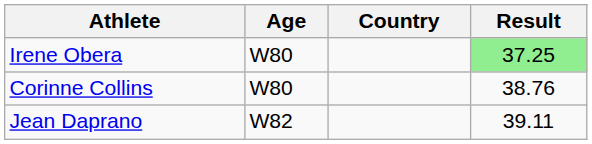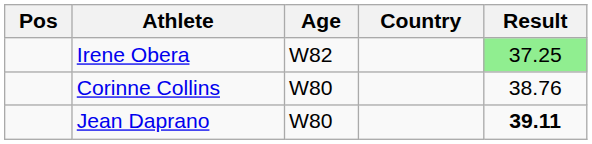+ column: (38, 21)
(271, 54) W80 -> (311, 54) W82
(271, 121) W82 -> (311, 121) W80
(528, 121) normal -> (535, 121) bold
